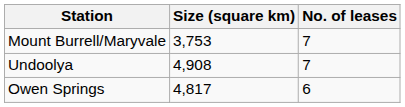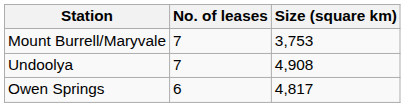columns swapped: (350, 16) <-> (234, 16)
